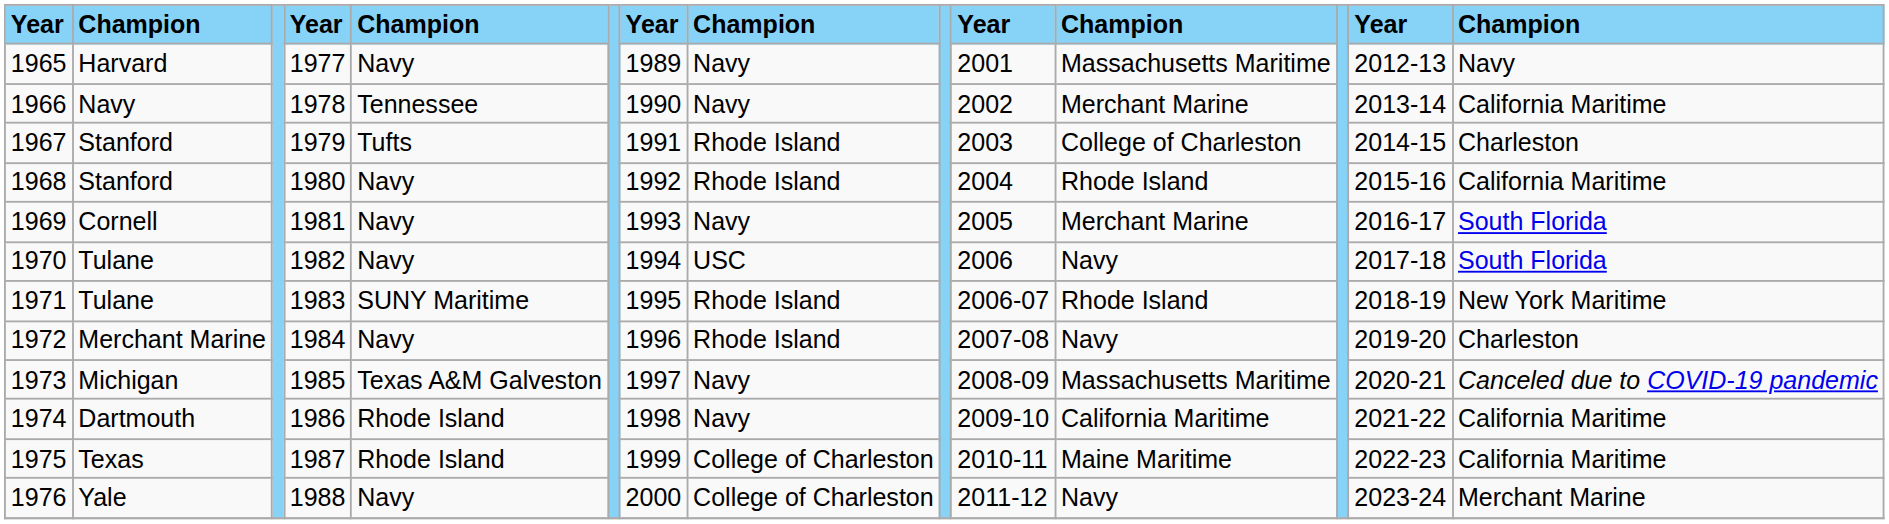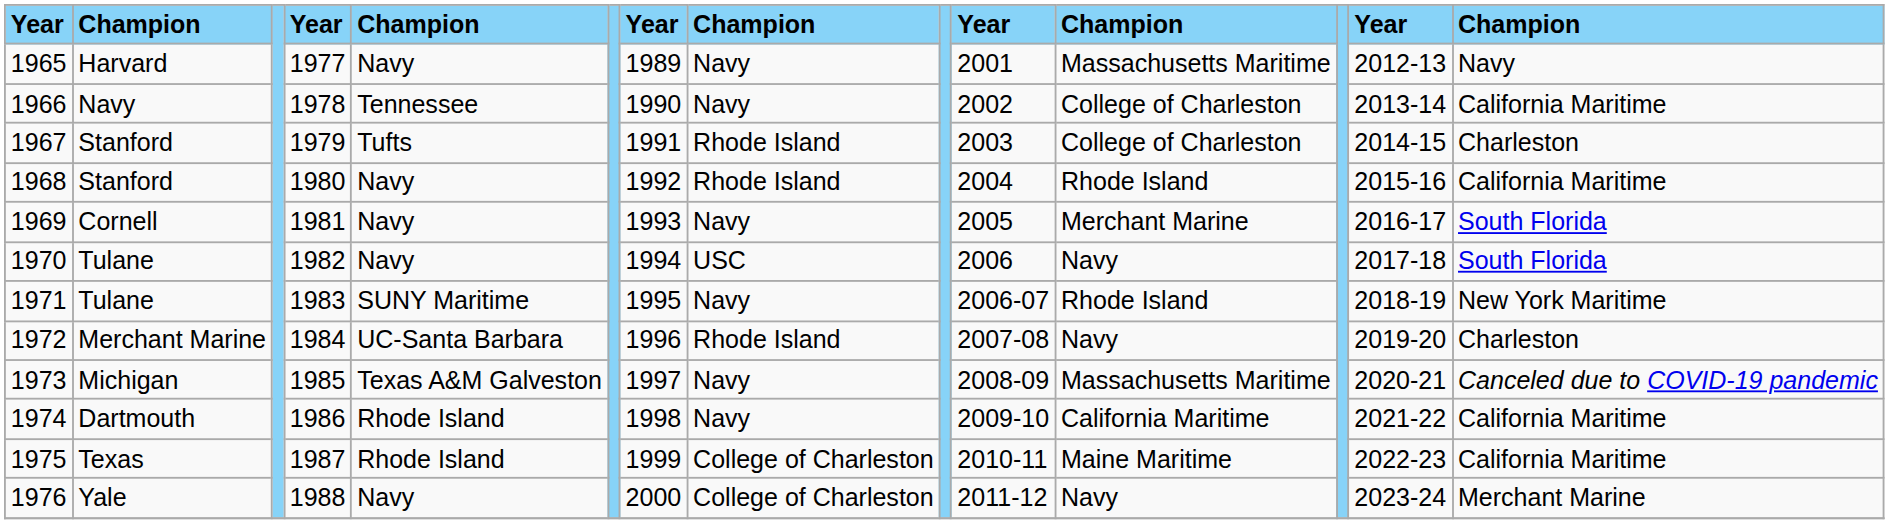(1155, 103) Merchant Marine -> (1181, 103) College of Charleston
(767, 300) Rhode Island -> (722, 300) Navy
(386, 340) Navy -> (460, 340) UC-Santa Barbara
